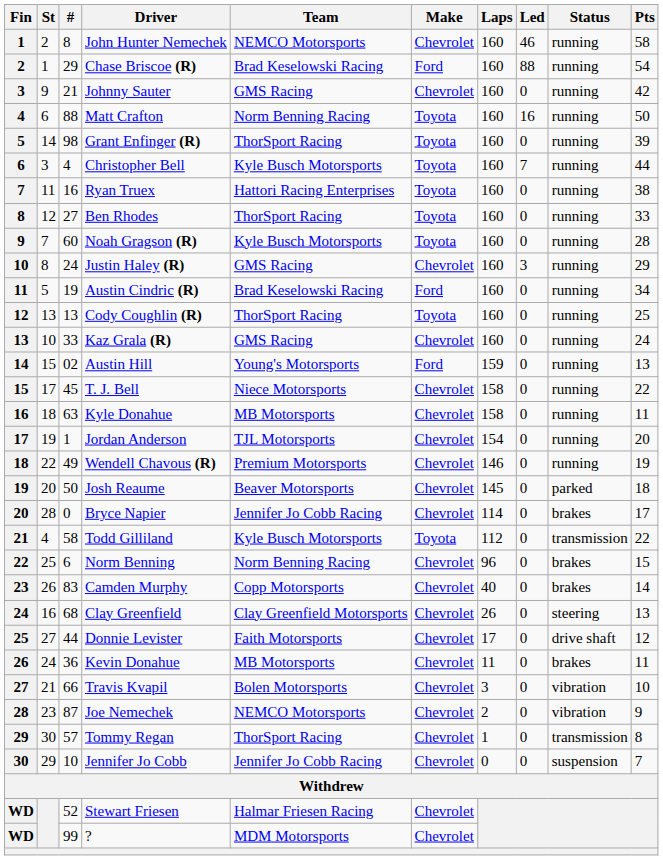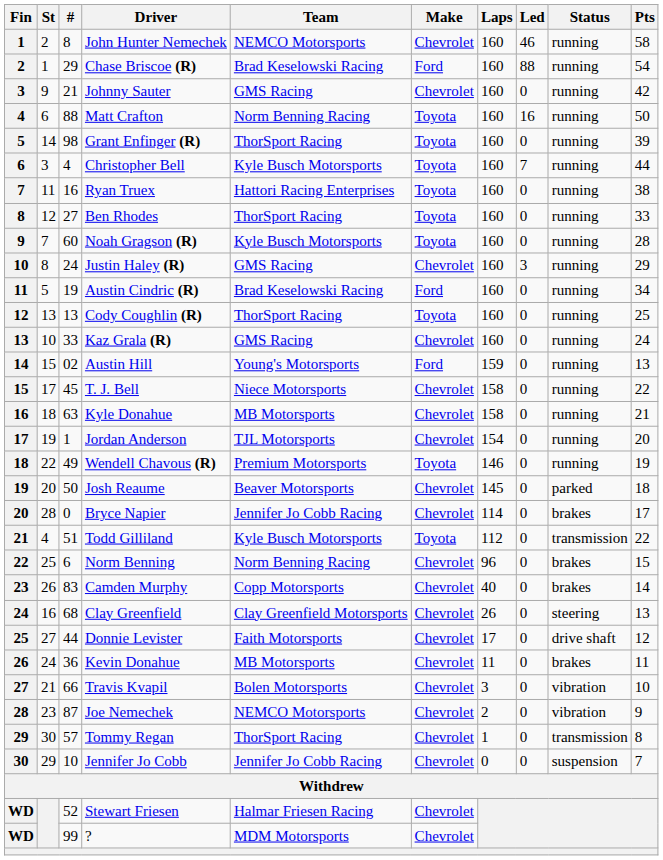(642, 414) 11 -> (642, 414) 21
(444, 463) Chevrolet -> (435, 463) Toyota
(70, 538) 58 -> (70, 538) 51
